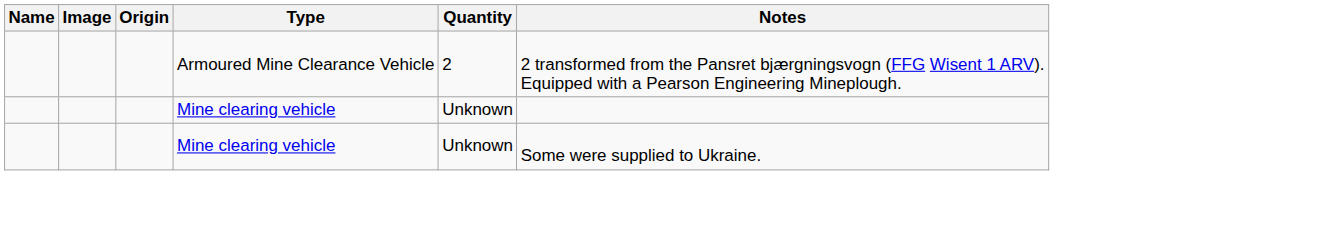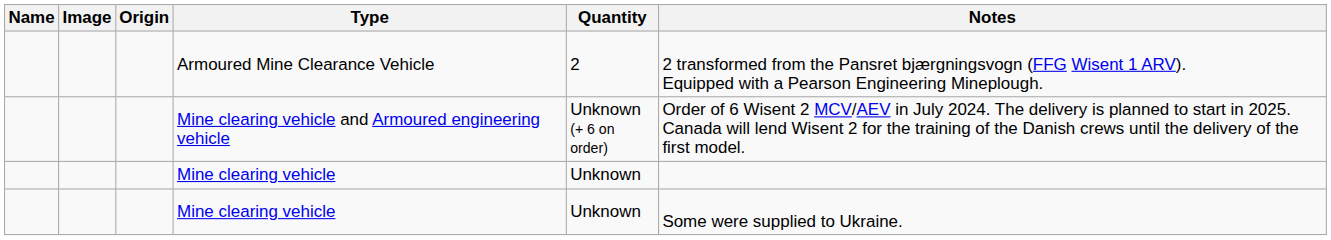+ row: (32, 129)
